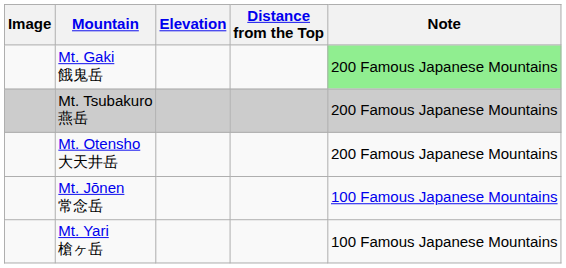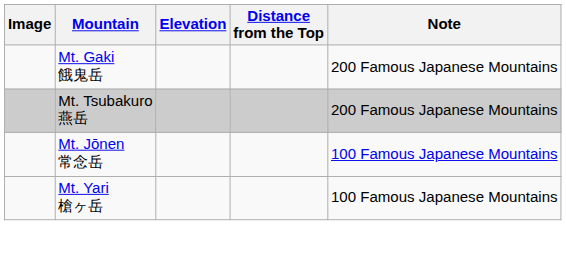(444, 67) lightgreen background -> (444, 67) no background
- row: (99, 153)
